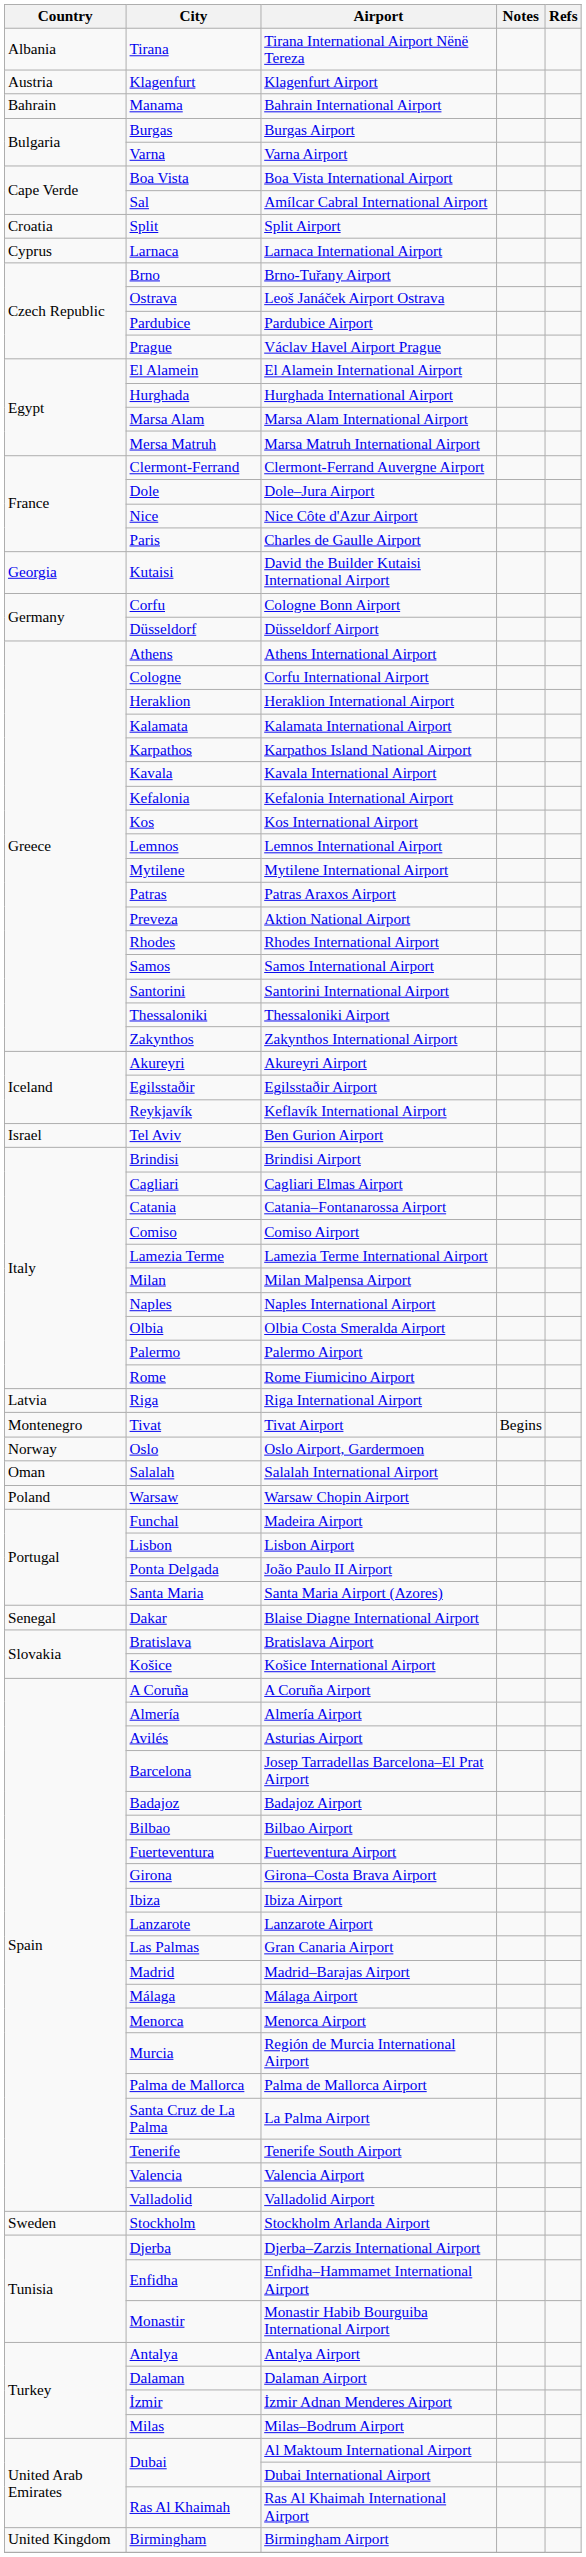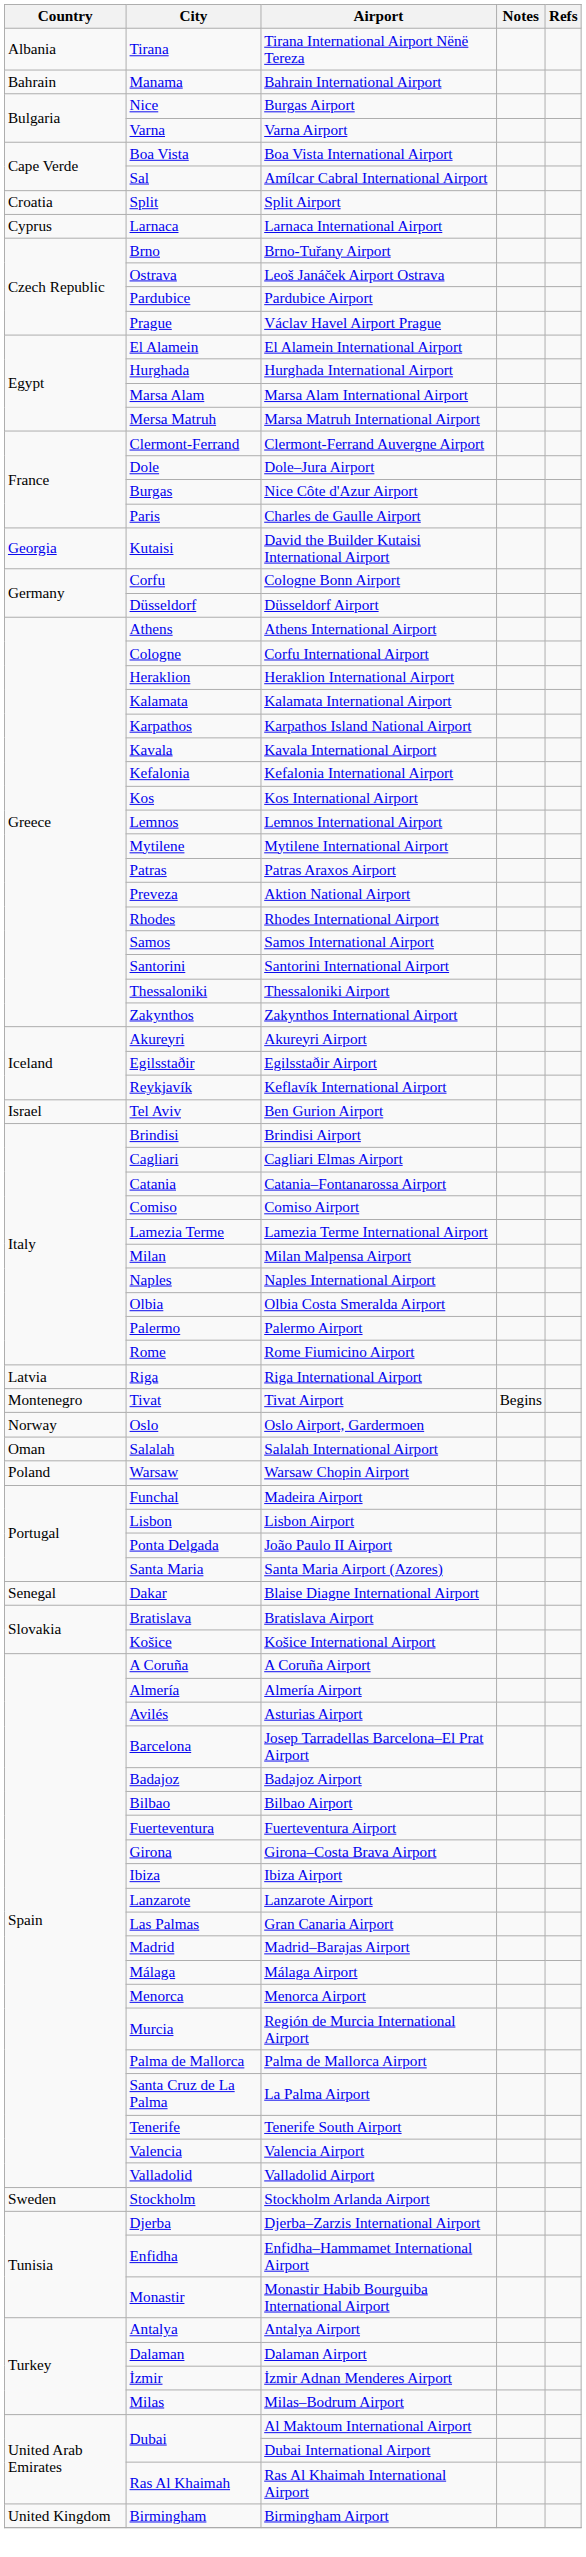- row: (321, 81)
(151, 130) Burgas -> (144, 105) Nice
(144, 515) Nice -> (151, 491) Burgas
